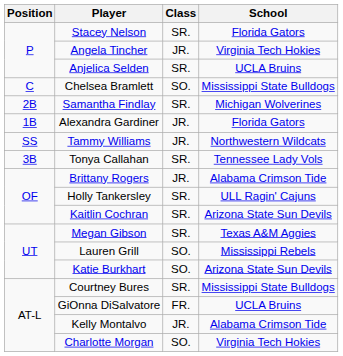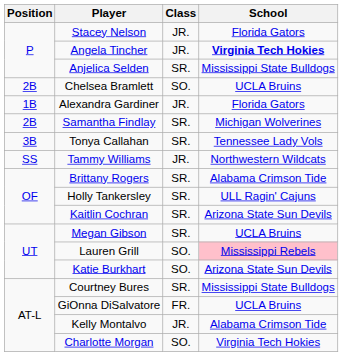(181, 31) SR. -> (181, 31) JR.
(268, 50) normal -> (268, 50) bold
(268, 68) UCLA Bruins -> (268, 68) Mississippi State Bulldogs
(30, 86) C -> (30, 86) 2B
(268, 86) Mississippi State Bulldogs -> (268, 86) UCLA Bruins
rows swapped: (109, 123) <-> (109, 104)
rows swapped: (109, 159) <-> (109, 141)
(181, 178) JR. -> (181, 178) SR.
(268, 232) Texas A&M Aggies -> (268, 232) UCLA Bruins
(268, 251) no background -> (268, 251) pink background
